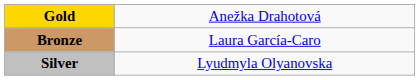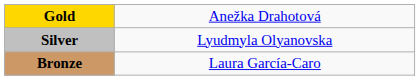rows swapped: (60, 63) <-> (60, 39)
